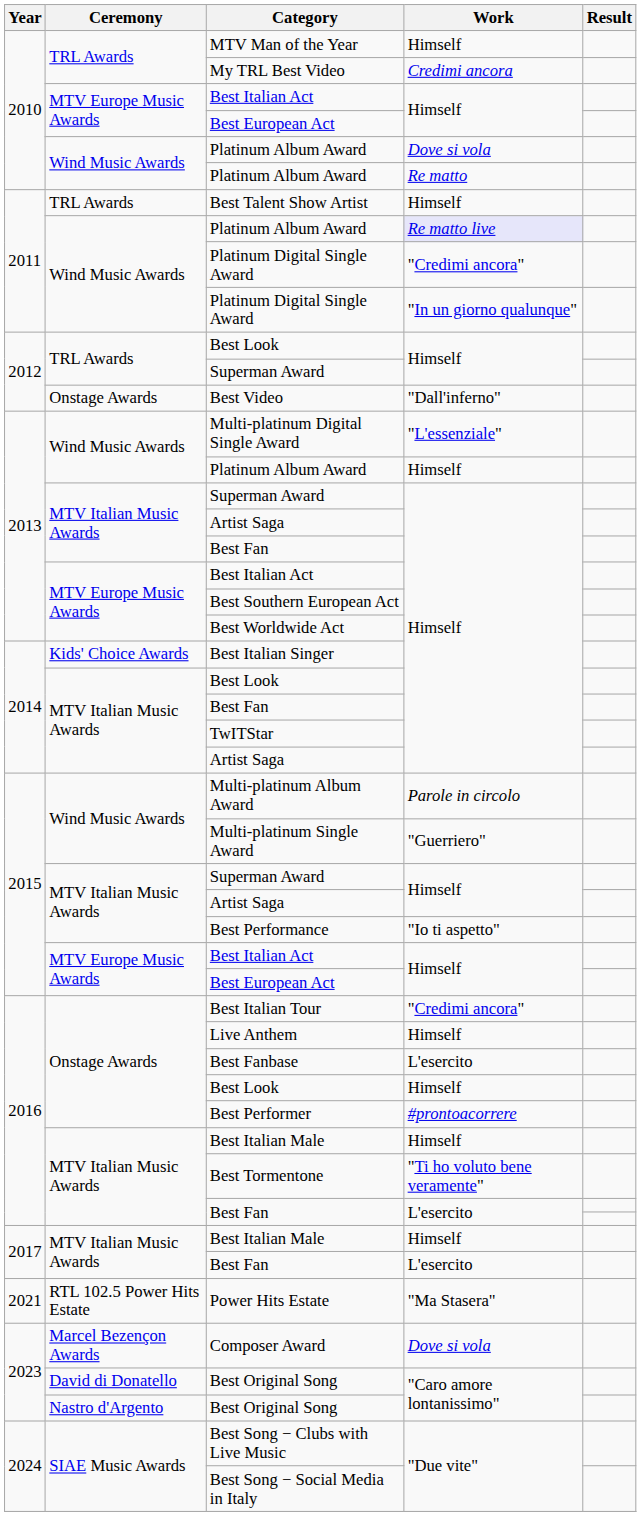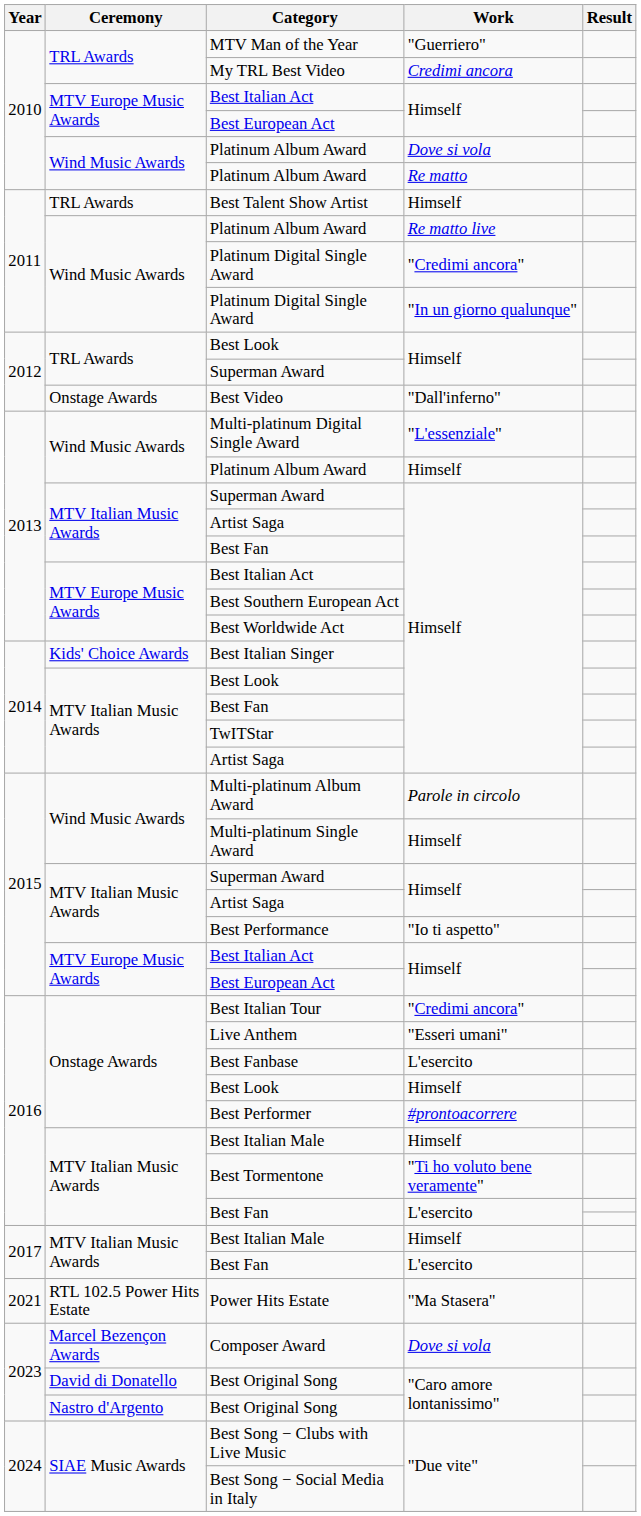(434, 44) Himself -> (447, 44) "Guerriero"
(452, 228) lavender background -> (452, 228) no background
(447, 840) "Guerriero" -> (434, 840) Himself
(434, 1034) Himself -> (458, 1034) "Esseri umani"
